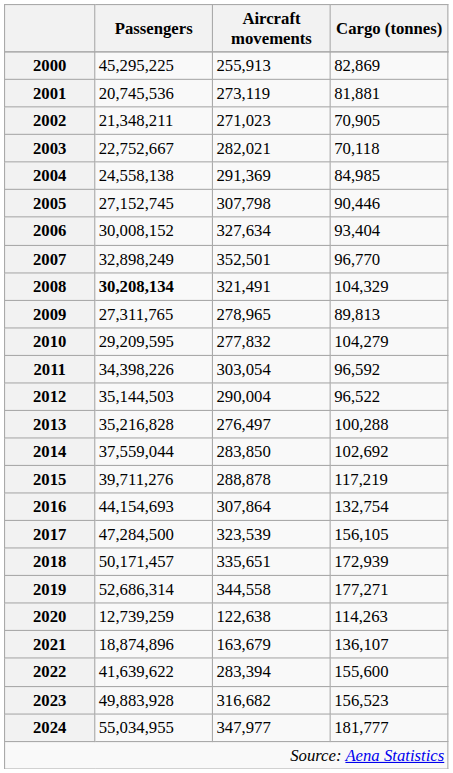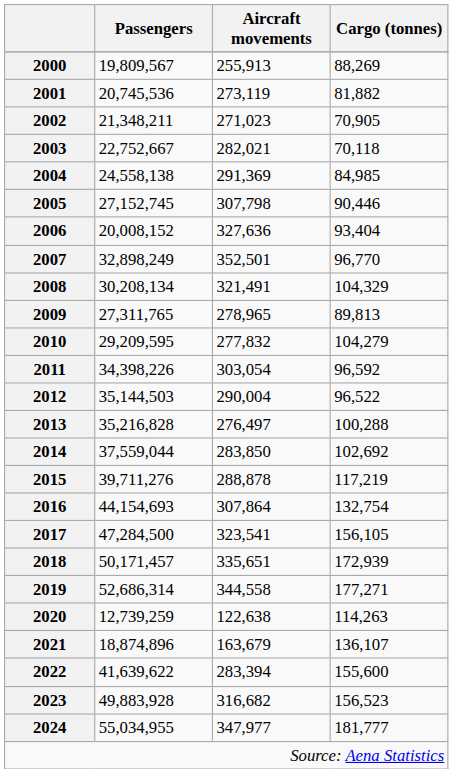(136, 65) 45,295,225 -> (136, 65) 19,809,567
(357, 65) 82,869 -> (357, 65) 88,269
(357, 93) 81,881 -> (357, 93) 81,882
(136, 231) 30,008,152 -> (136, 231) 20,008,152
(244, 231) 327,634 -> (244, 231) 327,636
(136, 286) bold -> (136, 286) normal
(244, 534) 323,539 -> (244, 534) 323,541
